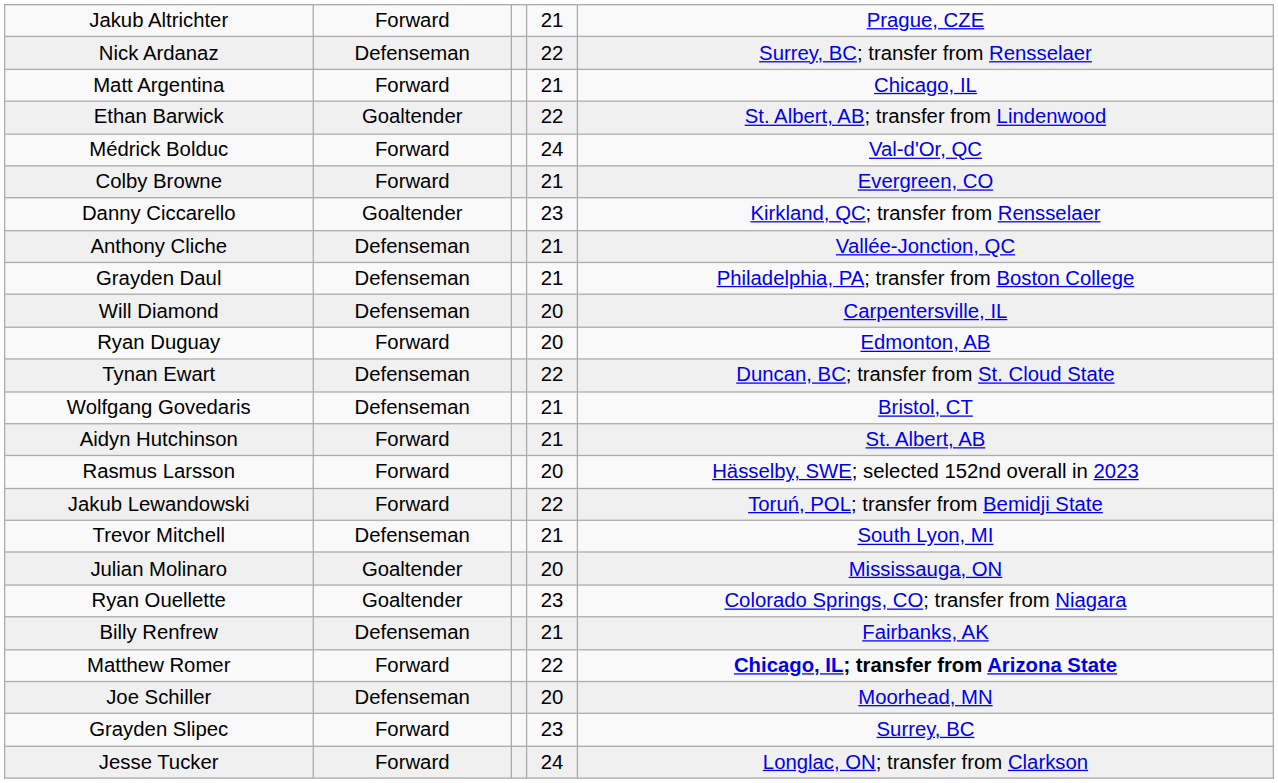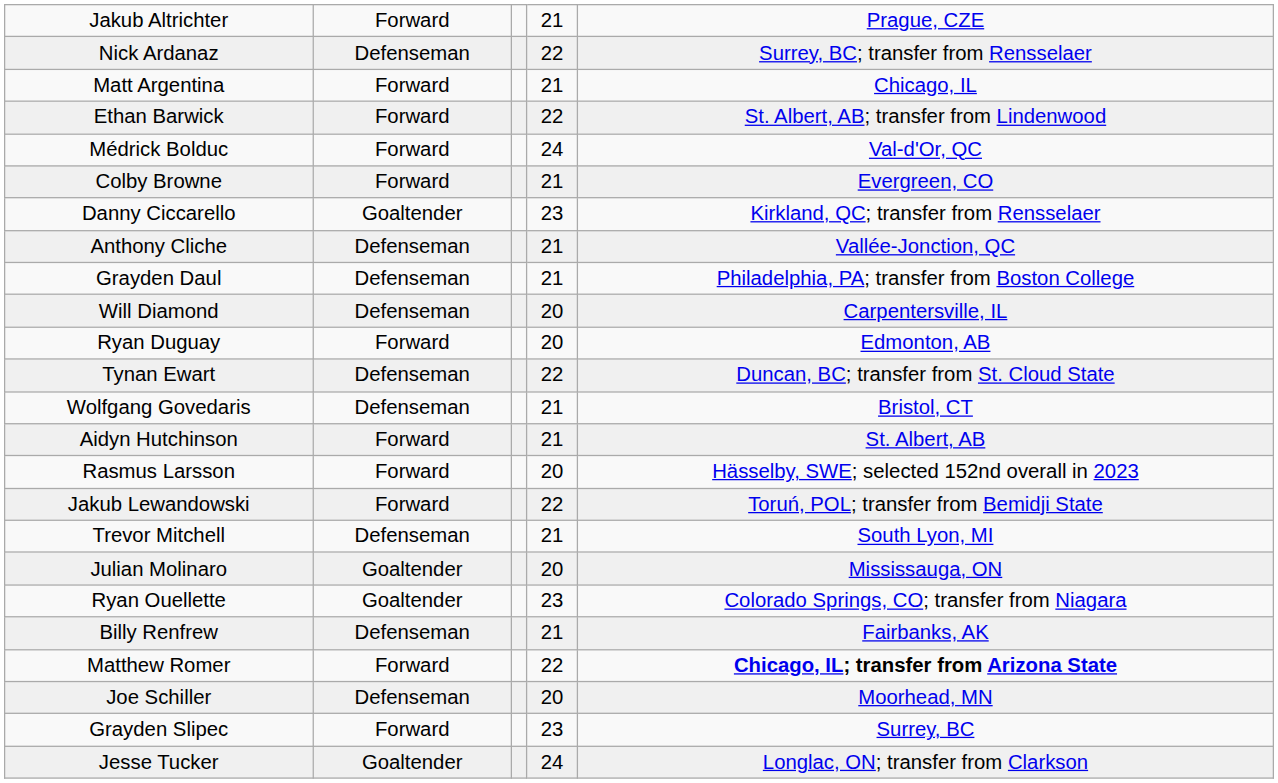(412, 117) Goaltender -> (412, 117) Forward
(412, 761) Forward -> (412, 761) Goaltender
